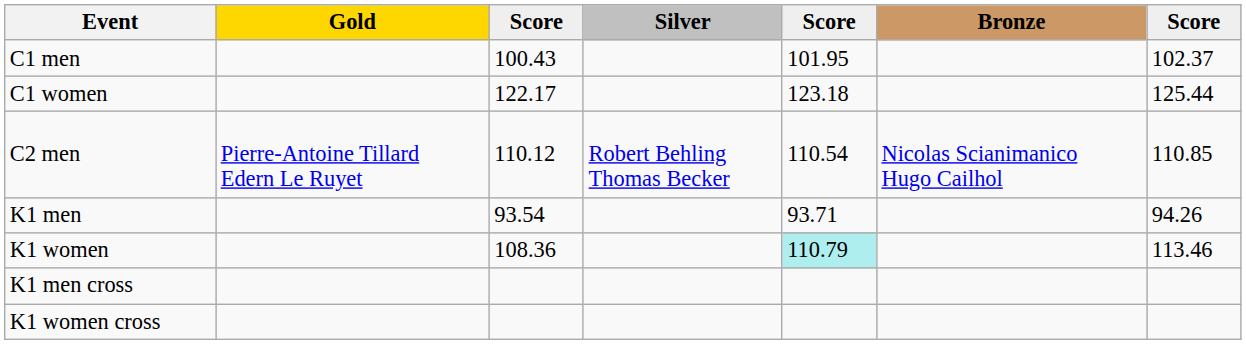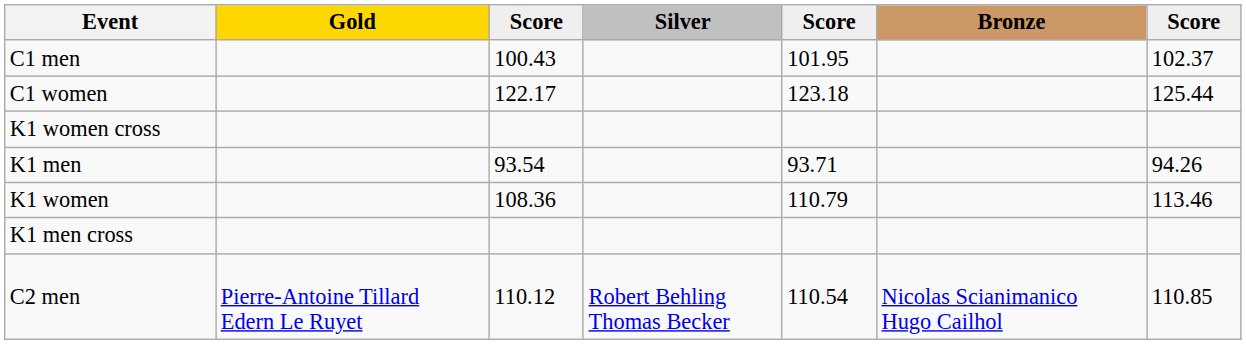rows swapped: (45, 154) <-> (85, 321)
(818, 250) paleturquoise background -> (818, 199) no background
